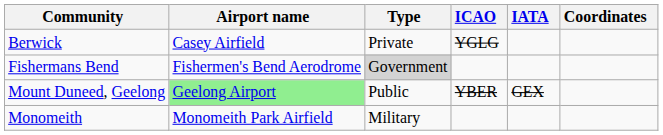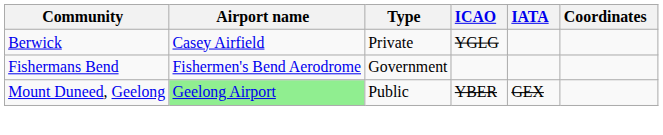(408, 67) lightgrey background -> (408, 67) no background
- row: (45, 117)
